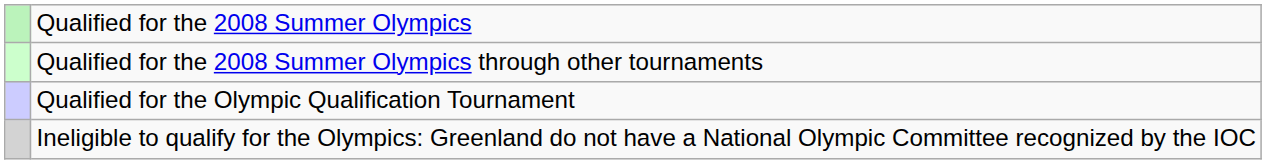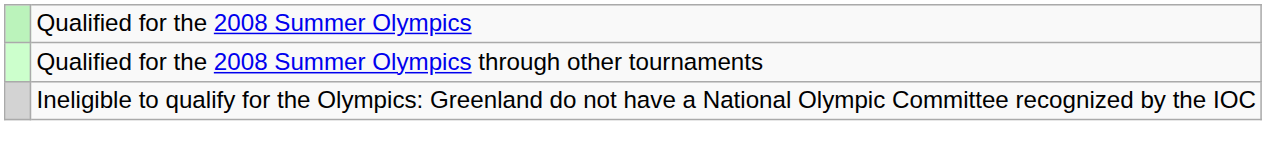- row: (306, 100)
